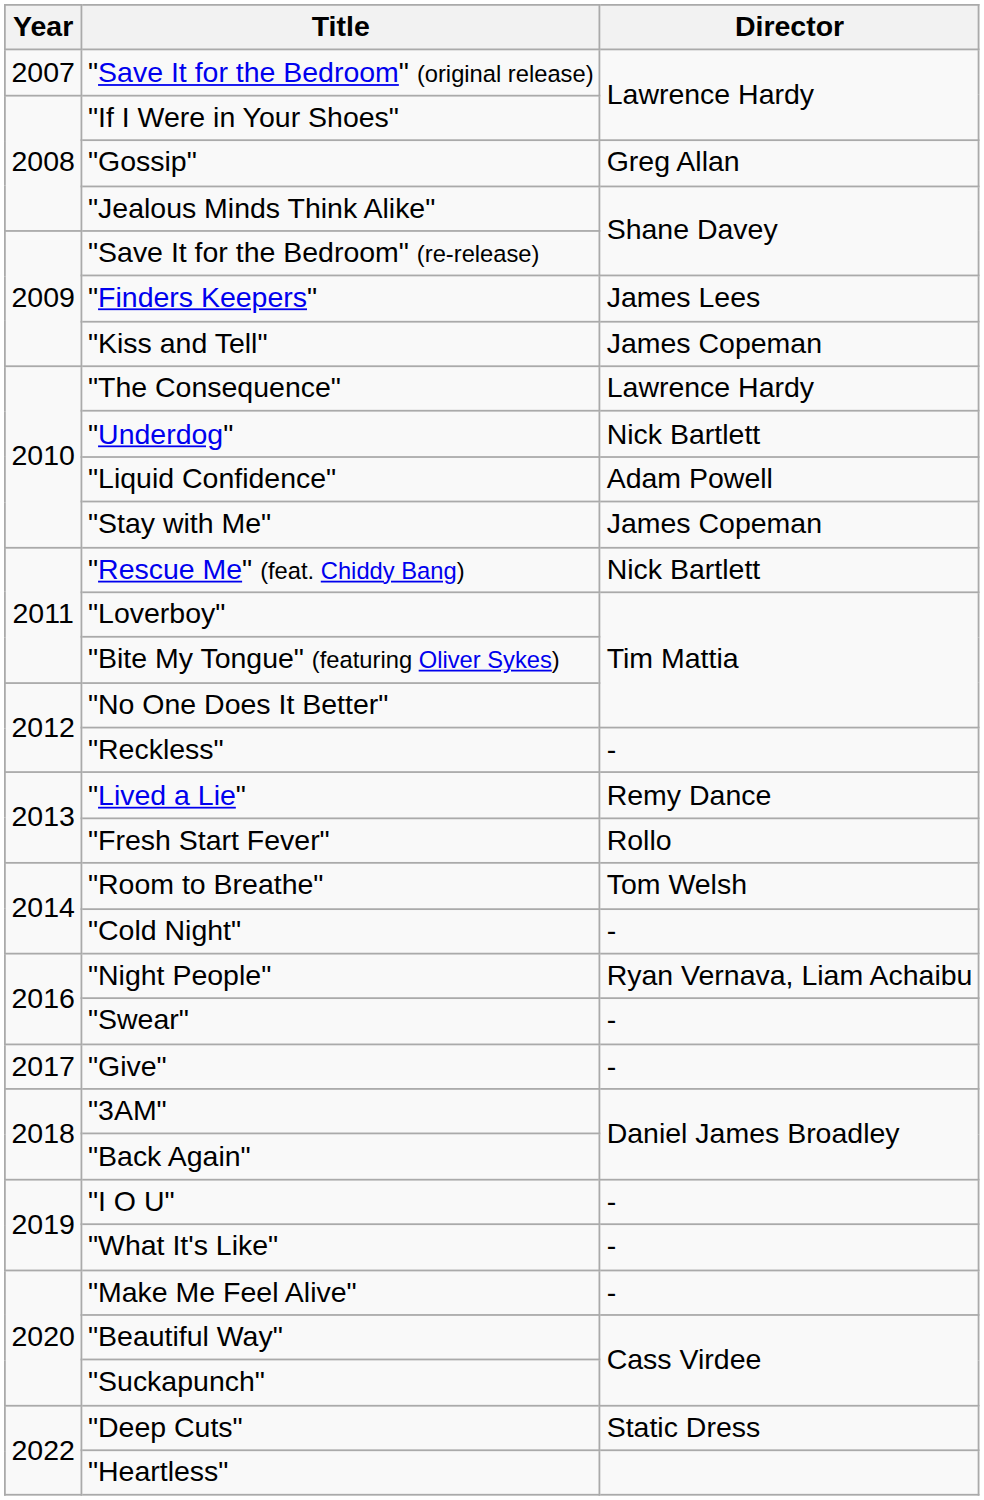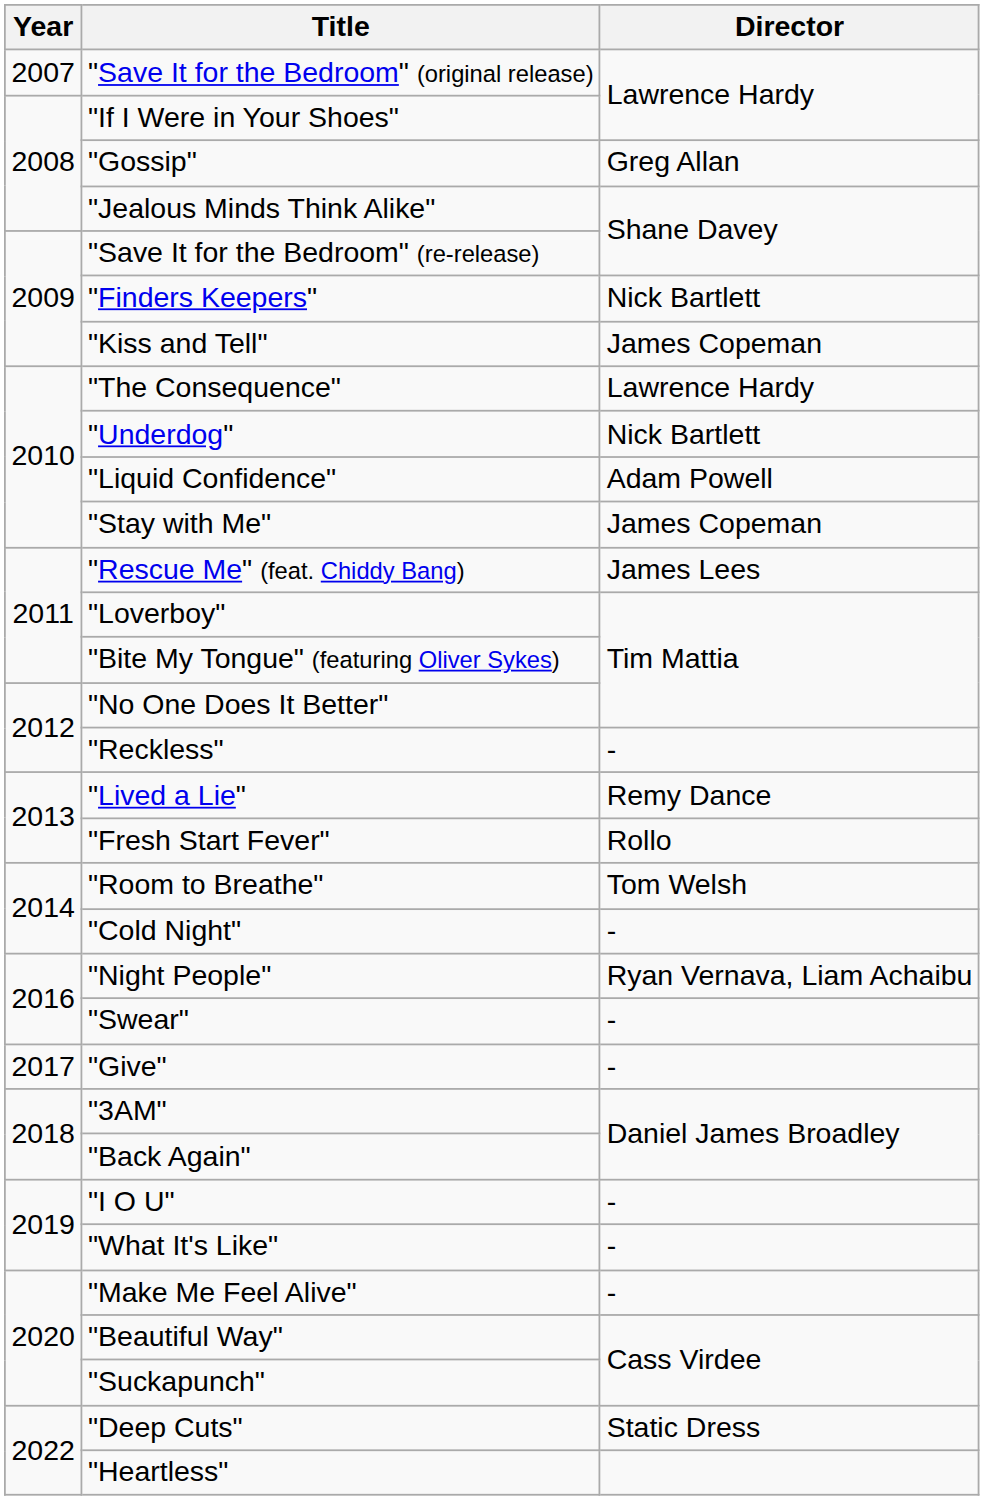(683, 298) James Lees -> (683, 298) Nick Bartlett
(683, 569) Nick Bartlett -> (683, 569) James Lees
